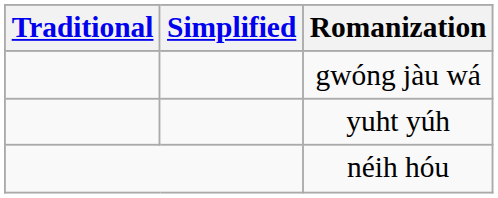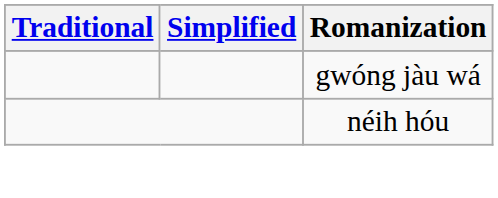- row: (398, 121)
